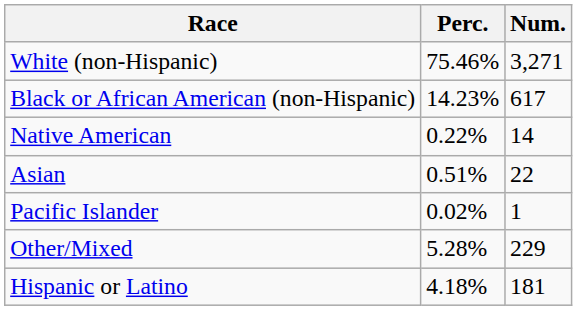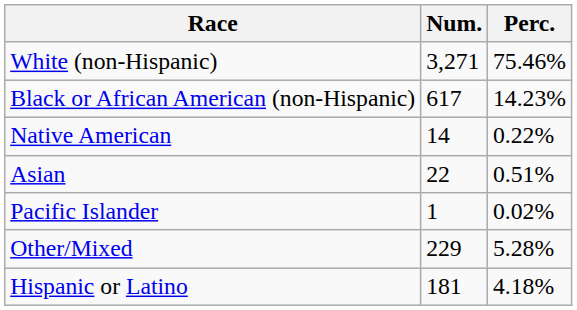columns swapped: (538, 23) <-> (463, 23)
